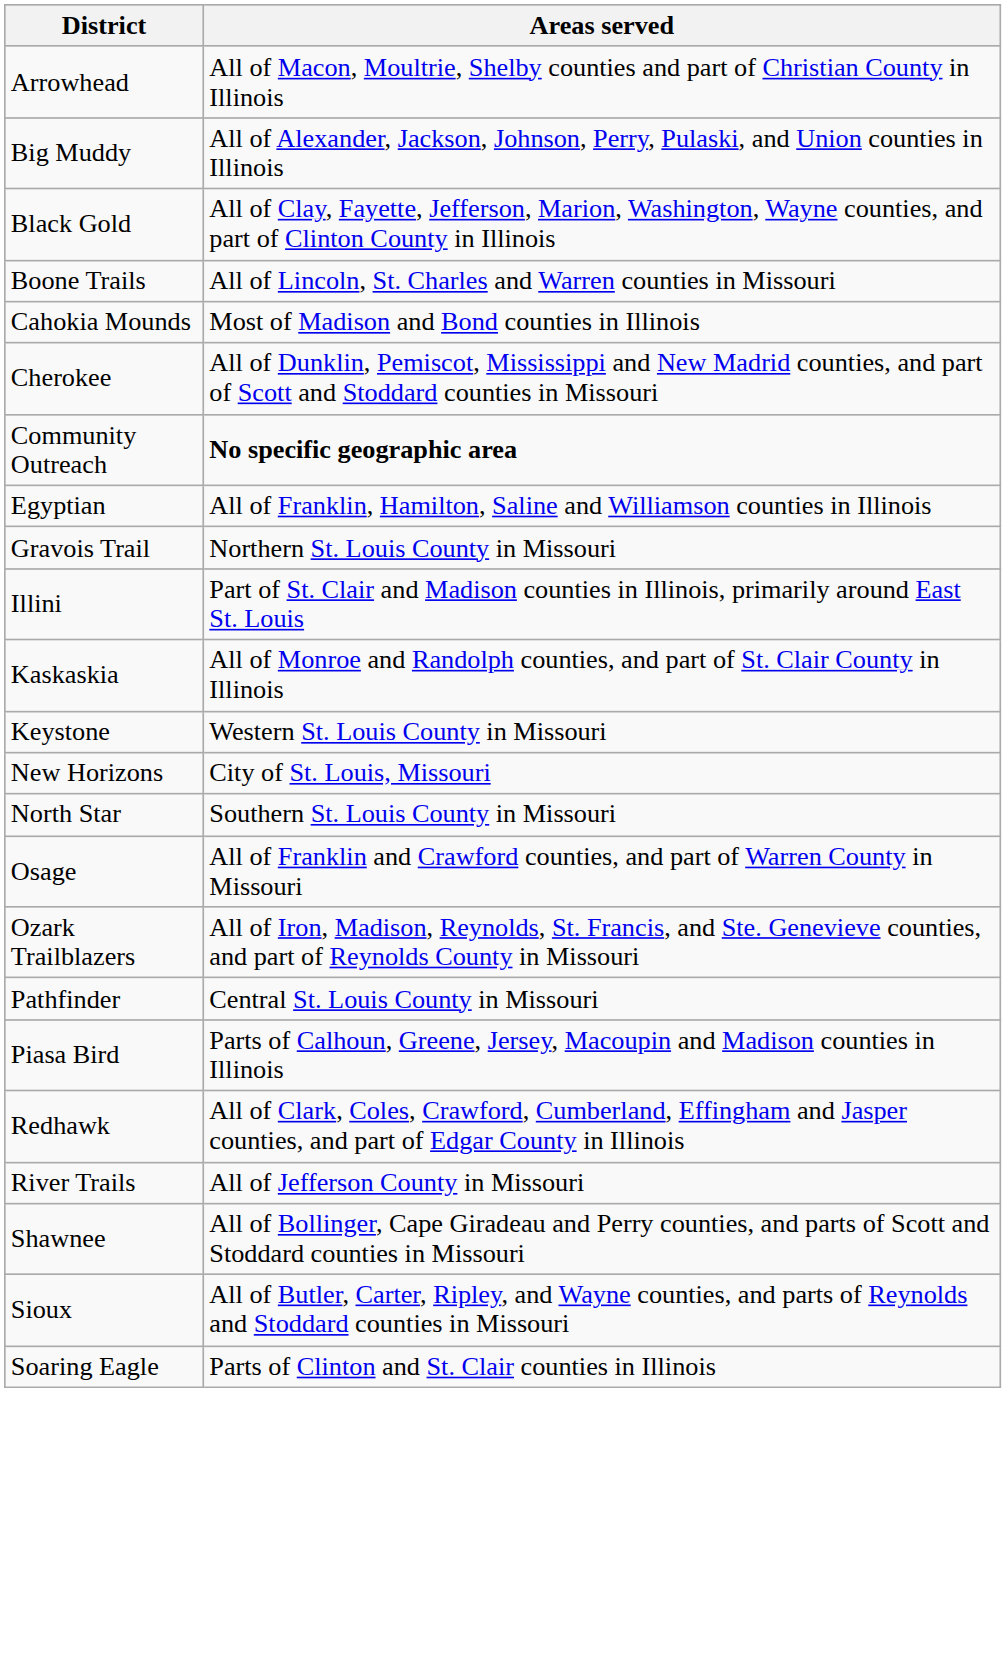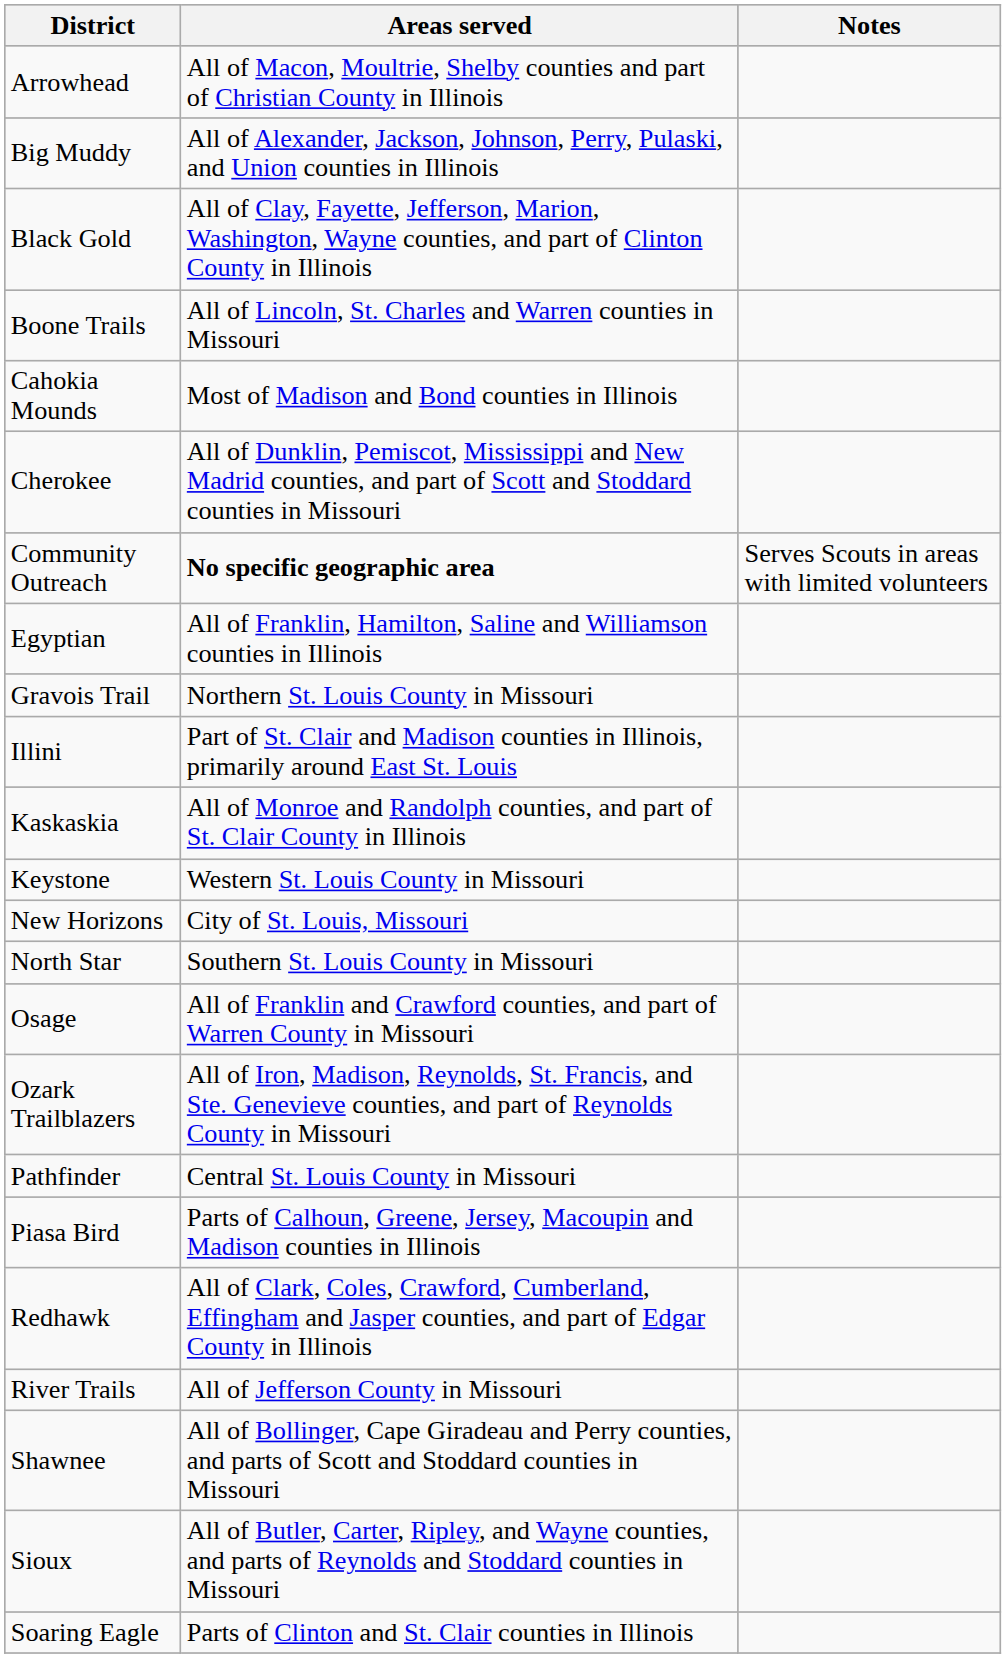+ column: (869, 25)
